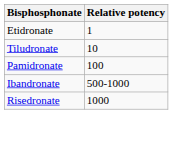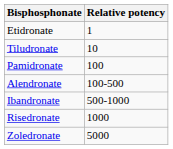+ row: (34, 83)
+ row: (34, 135)
